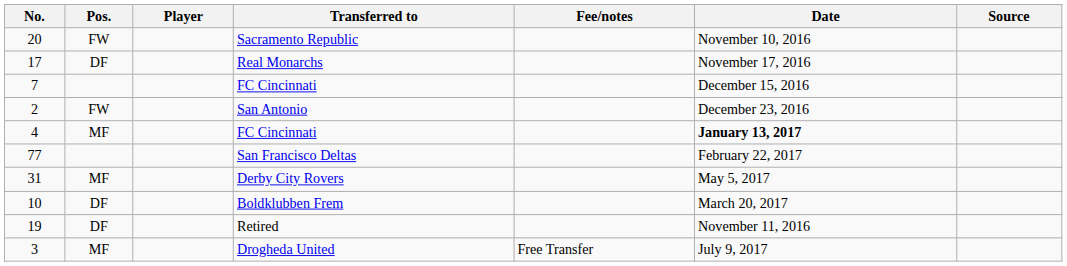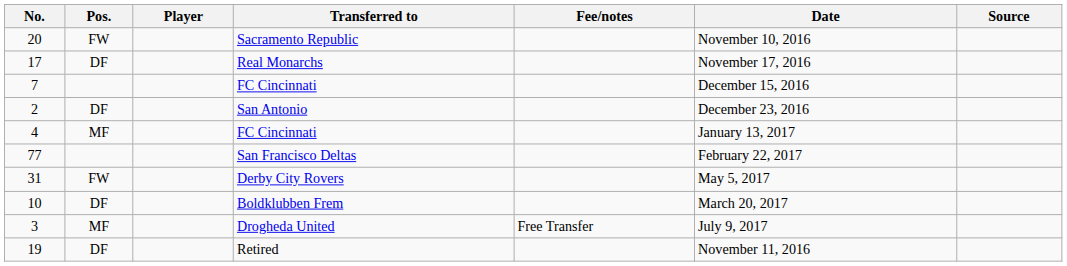(99, 109) FW -> (99, 109) DF
(750, 132) bold -> (747, 132) normal
(99, 179) MF -> (99, 179) FW
rows swapped: (34, 226) <-> (34, 249)
